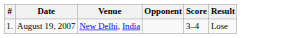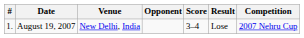+ column: (268, 12)
